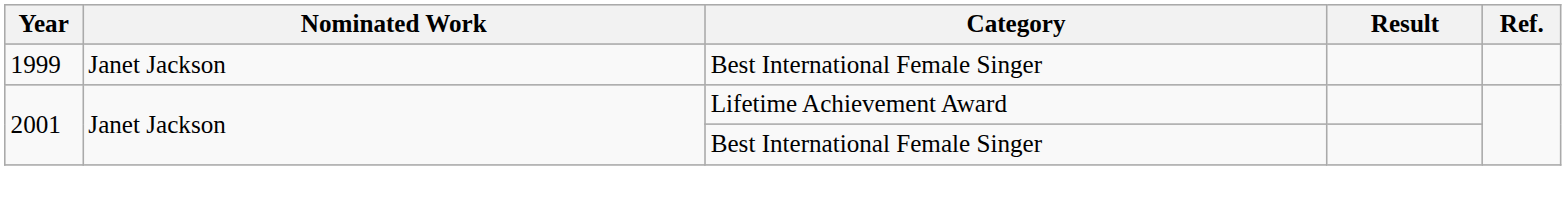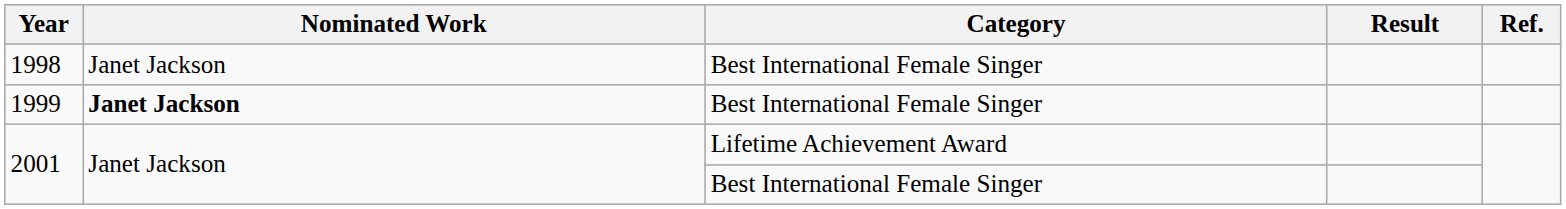+ row: (36, 64)
(157, 64) normal -> (164, 104) bold
